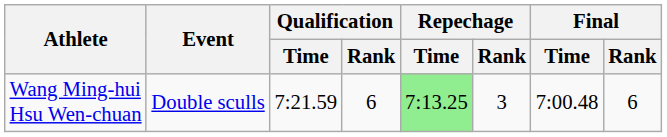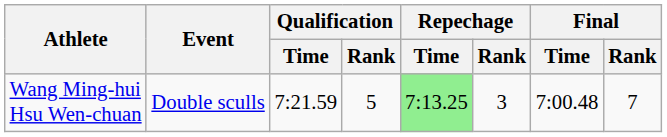(371, 102) 6 -> (371, 102) 5
(632, 102) 6 -> (632, 102) 7
